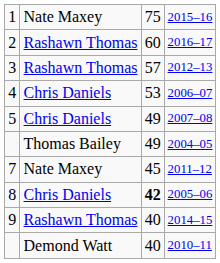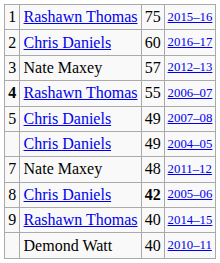(63, 17) Nate Maxey -> (81, 17) Rashawn Thomas
(81, 42) Rashawn Thomas -> (67, 42) Chris Daniels
(81, 67) Rashawn Thomas -> (63, 67) Nate Maxey
(12, 93) normal -> (12, 93) bold
(67, 93) Chris Daniels -> (81, 93) Rashawn Thomas
(153, 93) 53 -> (153, 93) 55
(72, 144) Thomas Bailey -> (67, 144) Chris Daniels
(153, 169) 45 -> (153, 169) 48
